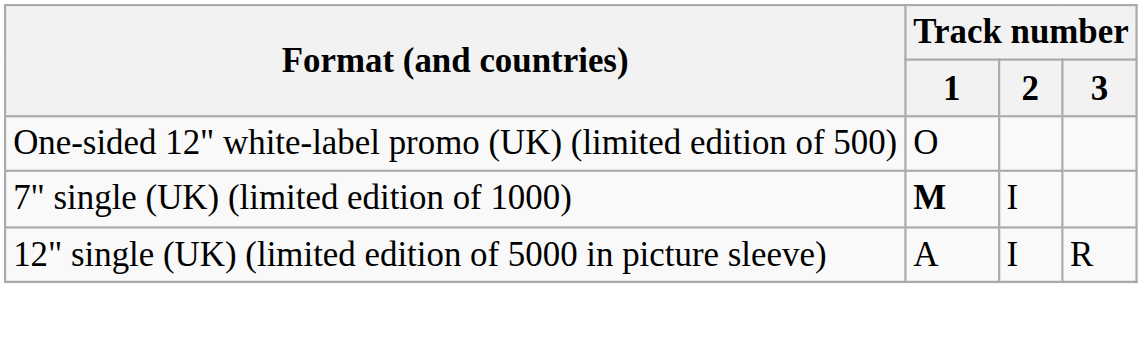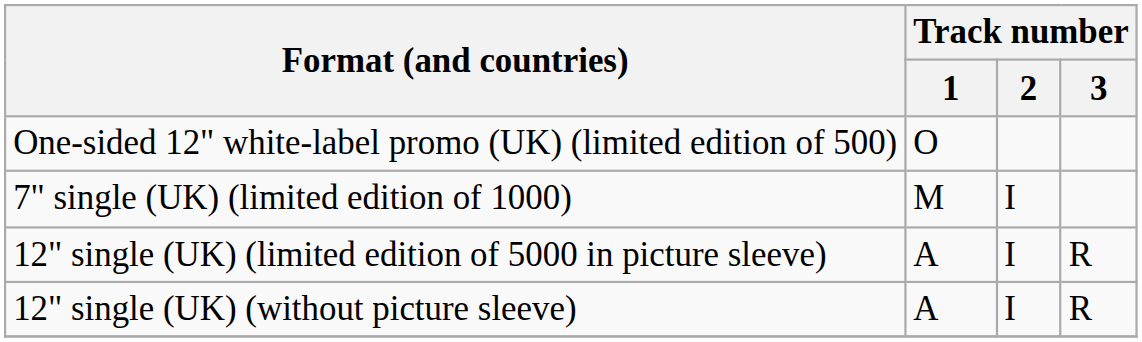(930, 198) bold -> (929, 198) normal
+ row: (295, 308)
